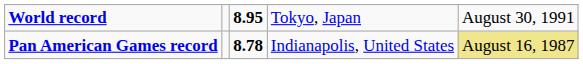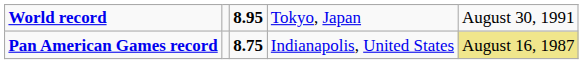(248, 44) 8.78 -> (248, 44) 8.75
